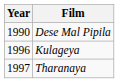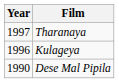rows swapped: (73, 31) <-> (61, 68)
